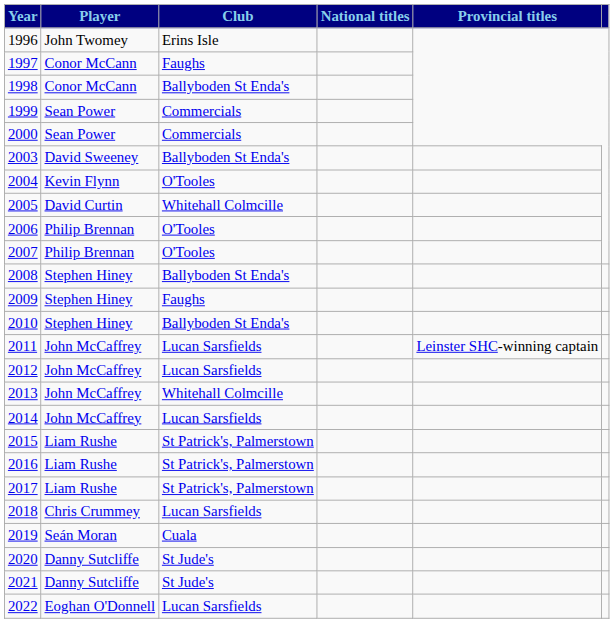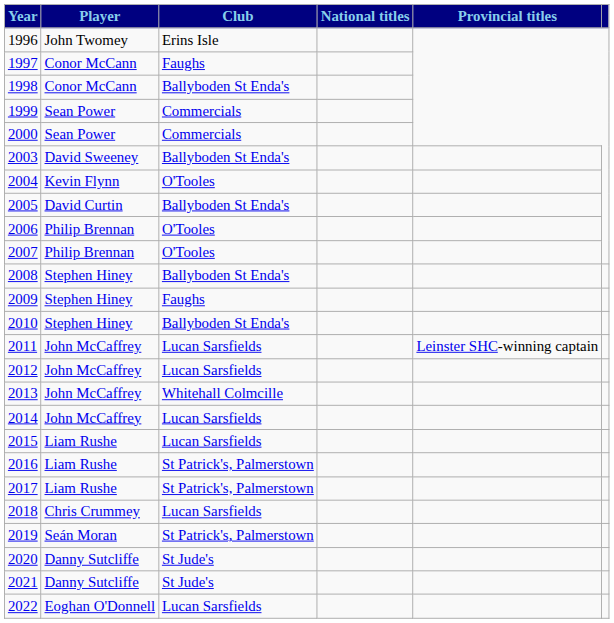(222, 205) Whitehall Colmcille -> (226, 205) Ballyboden St Enda's
(238, 441) St Patrick's, Palmerstown -> (212, 441) Lucan Sarsfields
(179, 535) Cuala -> (238, 535) St Patrick's, Palmerstown
